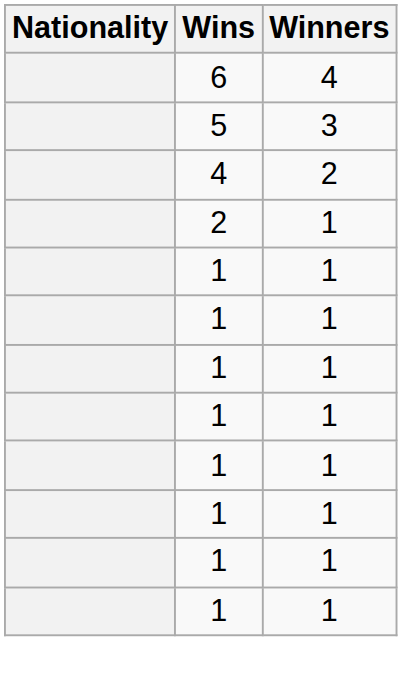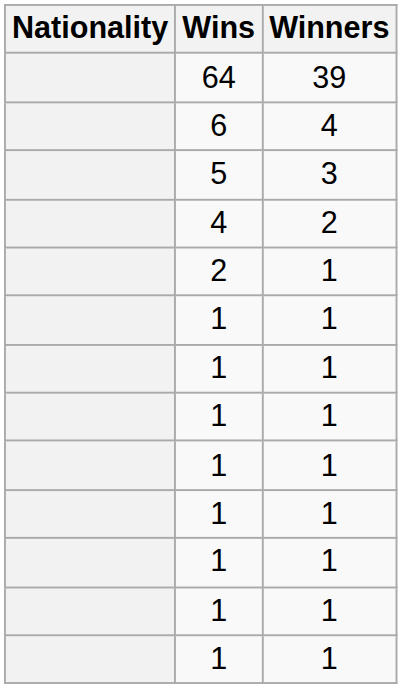+ row: (219, 77)
